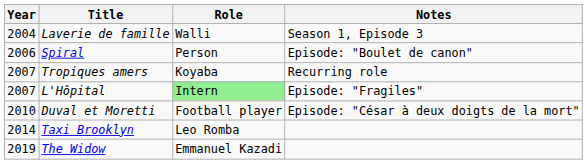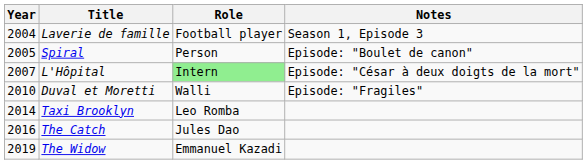(193, 33) Walli -> (229, 33) Football player
(22, 53) 2006 -> (22, 53) 2005
- row: (95, 72)
(355, 91) Episode: "Fragiles" -> (434, 72) Episode: "César à deux doigts de la mort"
(229, 110) Football player -> (193, 91) Walli
(434, 110) Episode: "César à deux doigts de la mort" -> (355, 91) Episode: "Fragiles"
+ row: (73, 130)
